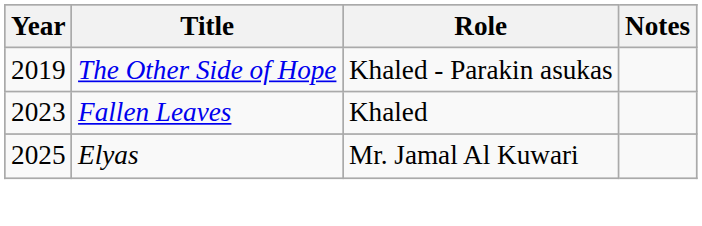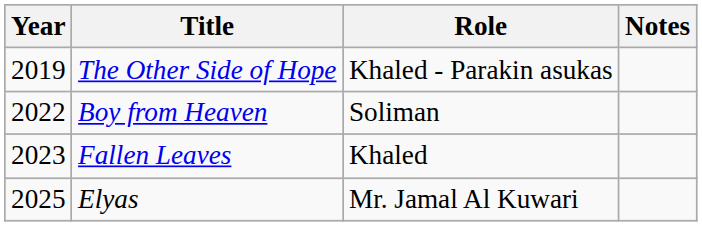+ row: (173, 112)
